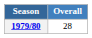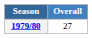(68, 26) 28 -> (68, 26) 27
